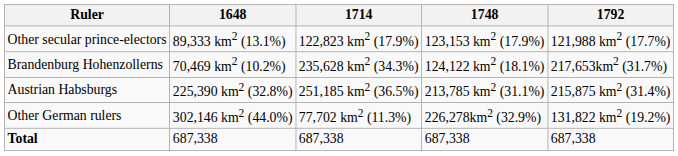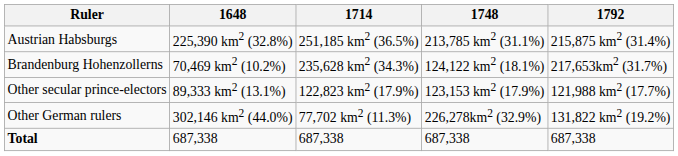rows swapped: (62, 90) <-> (87, 39)
